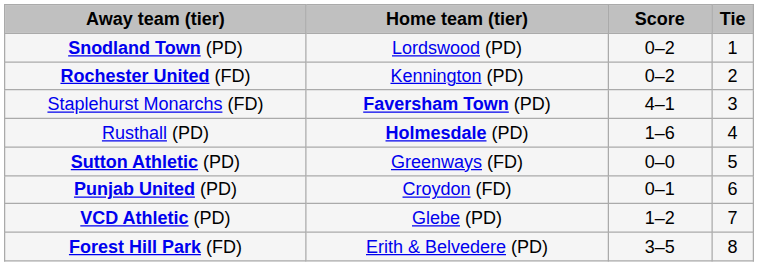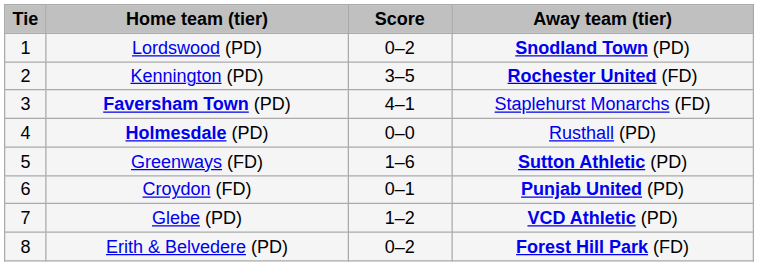columns swapped: (733, 19) <-> (155, 19)
(660, 76) 0–2 -> (400, 76) 3–5
(660, 133) 1–6 -> (400, 133) 0–0
(660, 161) 0–0 -> (400, 161) 1–6
(660, 247) 3–5 -> (400, 247) 0–2
